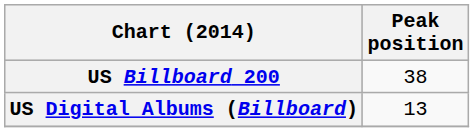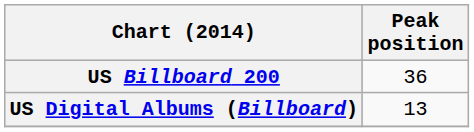(416, 77) 38 -> (416, 77) 36
